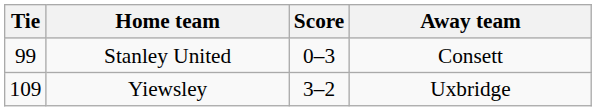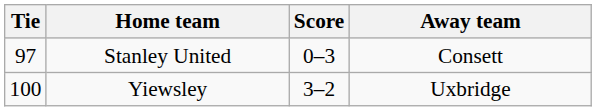(26, 55) 99 -> (26, 55) 97
(26, 88) 109 -> (26, 88) 100
